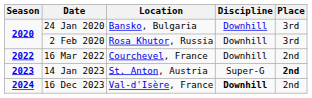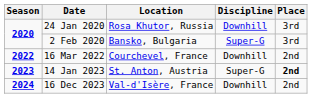(153, 27) Bansko, Bulgaria -> (161, 27) Rosa Khutor, Russia
(161, 42) Rosa Khutor, Russia -> (153, 42) Bansko, Bulgaria
(245, 42) Downhill -> (245, 42) Super-G
(245, 86) bold -> (245, 86) normal
